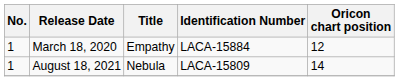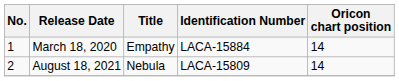(318, 47) 12 -> (318, 47) 14
(11, 66) 1 -> (11, 66) 2
